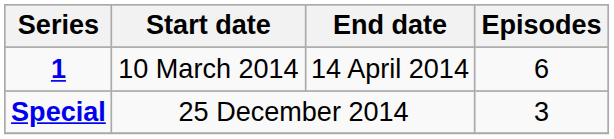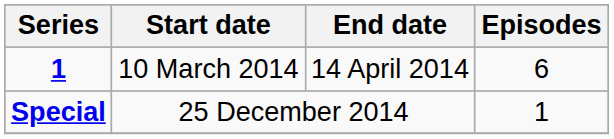(541, 111) 3 -> (541, 111) 1
